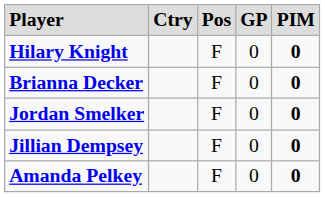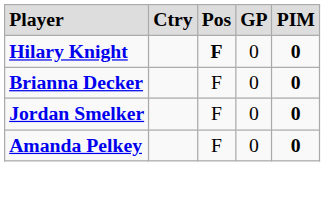(216, 51) normal -> (216, 51) bold
- row: (76, 144)
